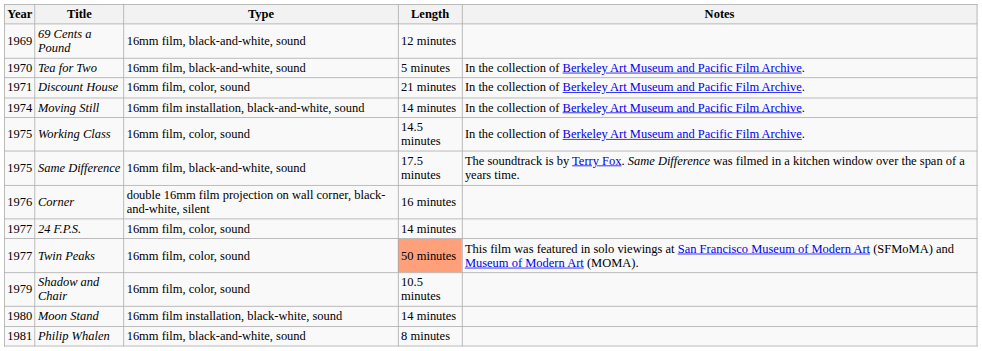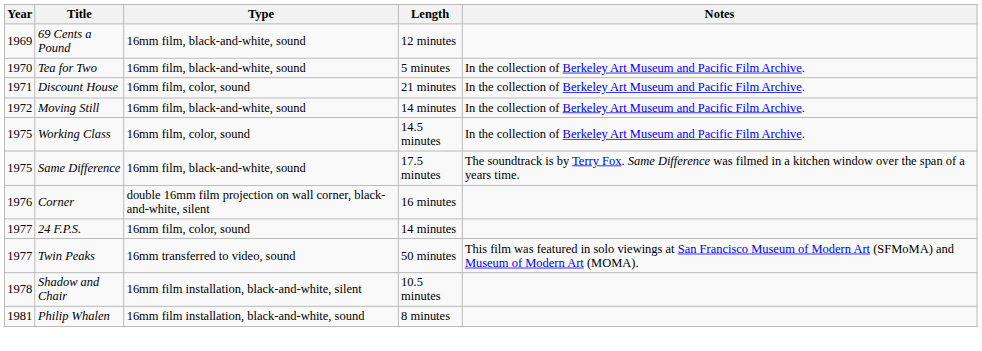(20, 107) 1974 -> (20, 107) 1972
(246, 107) 16mm film installation, black-and-white, sound -> (216, 107) 16mm film, black-and-white, sound
(188, 255) 16mm film, color, sound -> (211, 255) 16mm transferred to video, sound
(429, 255) lightsalmon background -> (429, 255) no background
(20, 289) 1979 -> (20, 289) 1978
(188, 289) 16mm film, color, sound -> (244, 289) 16mm film installation, black-and-white, silent
- row: (68, 316)
(216, 336) 16mm film, black-and-white, sound -> (246, 316) 16mm film installation, black-and-white, sound
